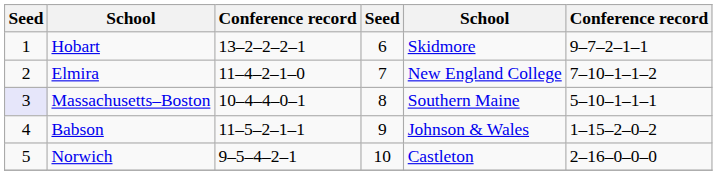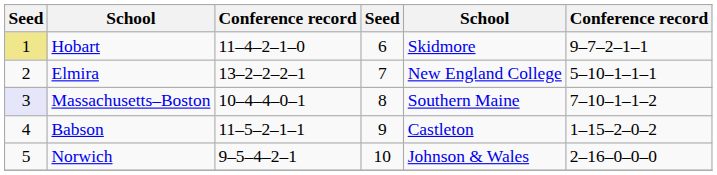(26, 45) no background -> (26, 45) khaki background
(262, 45) 13–2–2–2–1 -> (262, 45) 11–4–2–1–0
(262, 73) 11–4–2–1–0 -> (262, 73) 13–2–2–2–1
(613, 73) 7–10–1–1–2 -> (613, 73) 5–10–1–1–1
(613, 101) 5–10–1–1–1 -> (613, 101) 7–10–1–1–2
(468, 128) Johnson & Wales -> (441, 128) Castleton
(441, 156) Castleton -> (468, 156) Johnson & Wales
